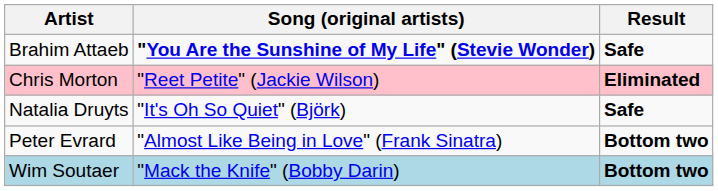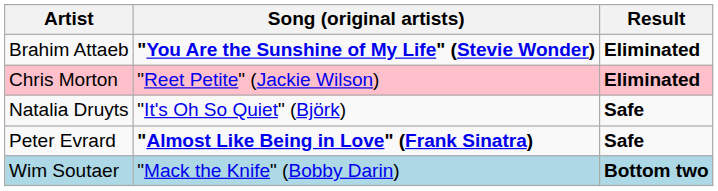(624, 49) Safe -> (652, 49) Eliminated
(320, 140) normal -> (335, 140) bold
(656, 140) Bottom two -> (624, 140) Safe
